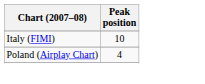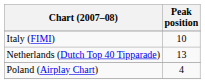+ row: (83, 54)
